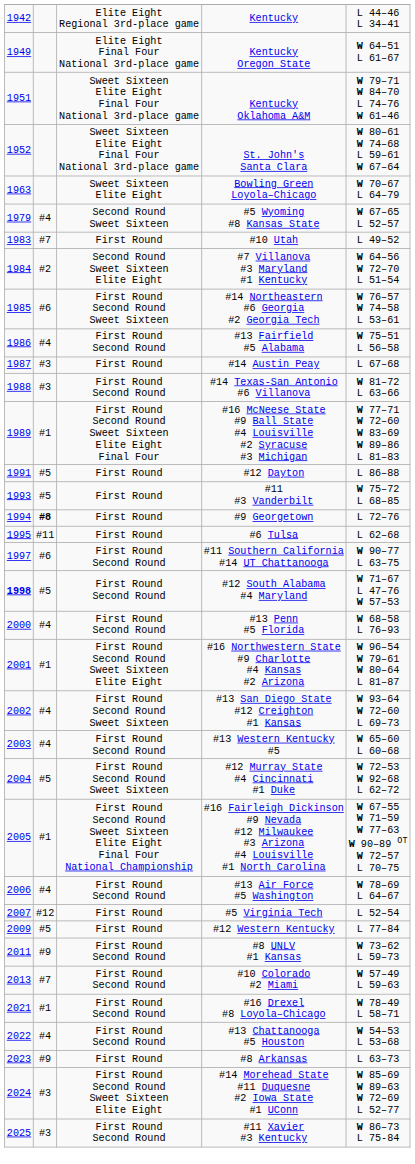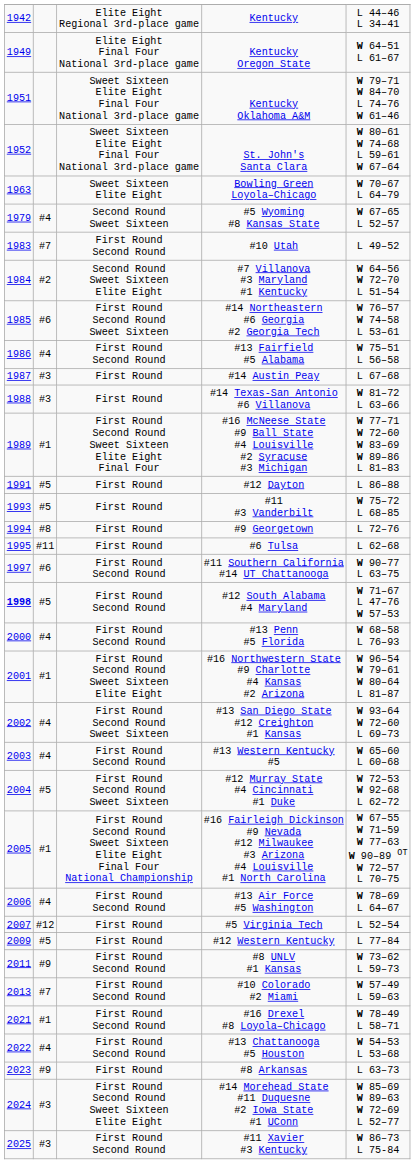(129, 241) First Round -> (129, 246) First Round Second Round
(129, 387) First Round Second Round -> (129, 399) First Round
(45, 518) bold -> (45, 530) normal
